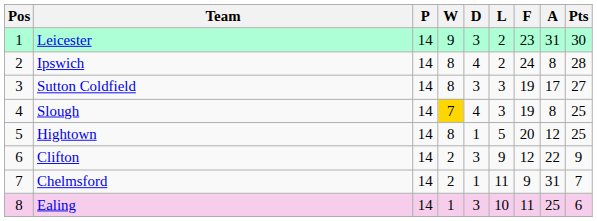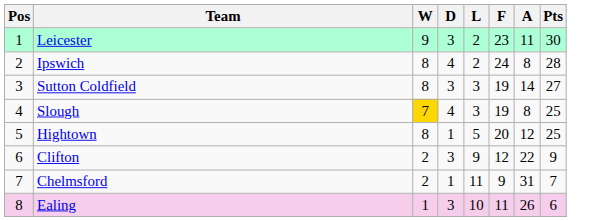- column: (425, 16)
(553, 39) 31 -> (527, 39) 11
(553, 87) 17 -> (527, 87) 14
(553, 205) 25 -> (527, 205) 26
